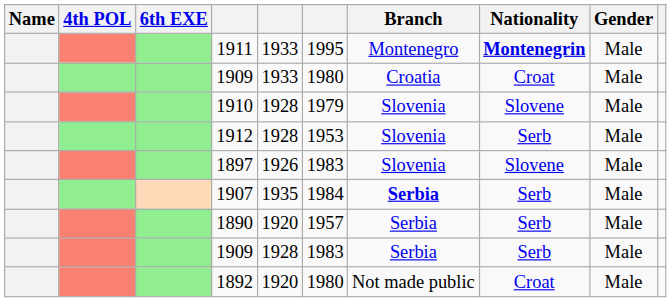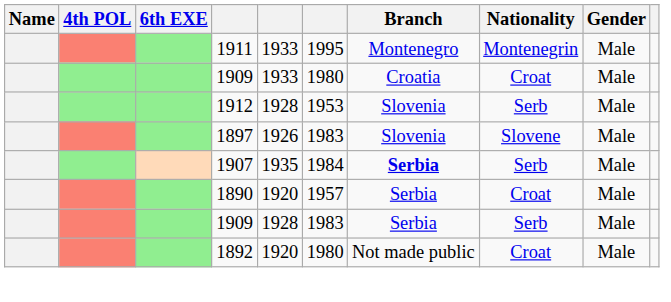(534, 48) bold -> (531, 48) normal
- row: (32, 107)
(534, 223) Serb -> (531, 194) Croat
